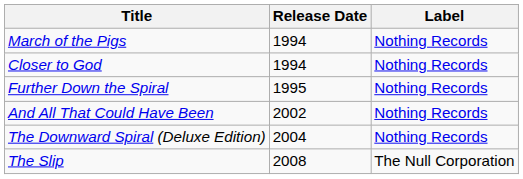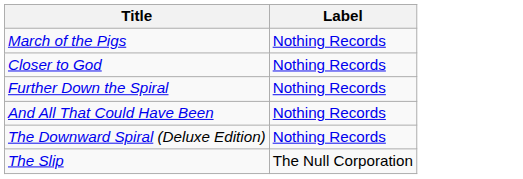- column: (320, 16)
